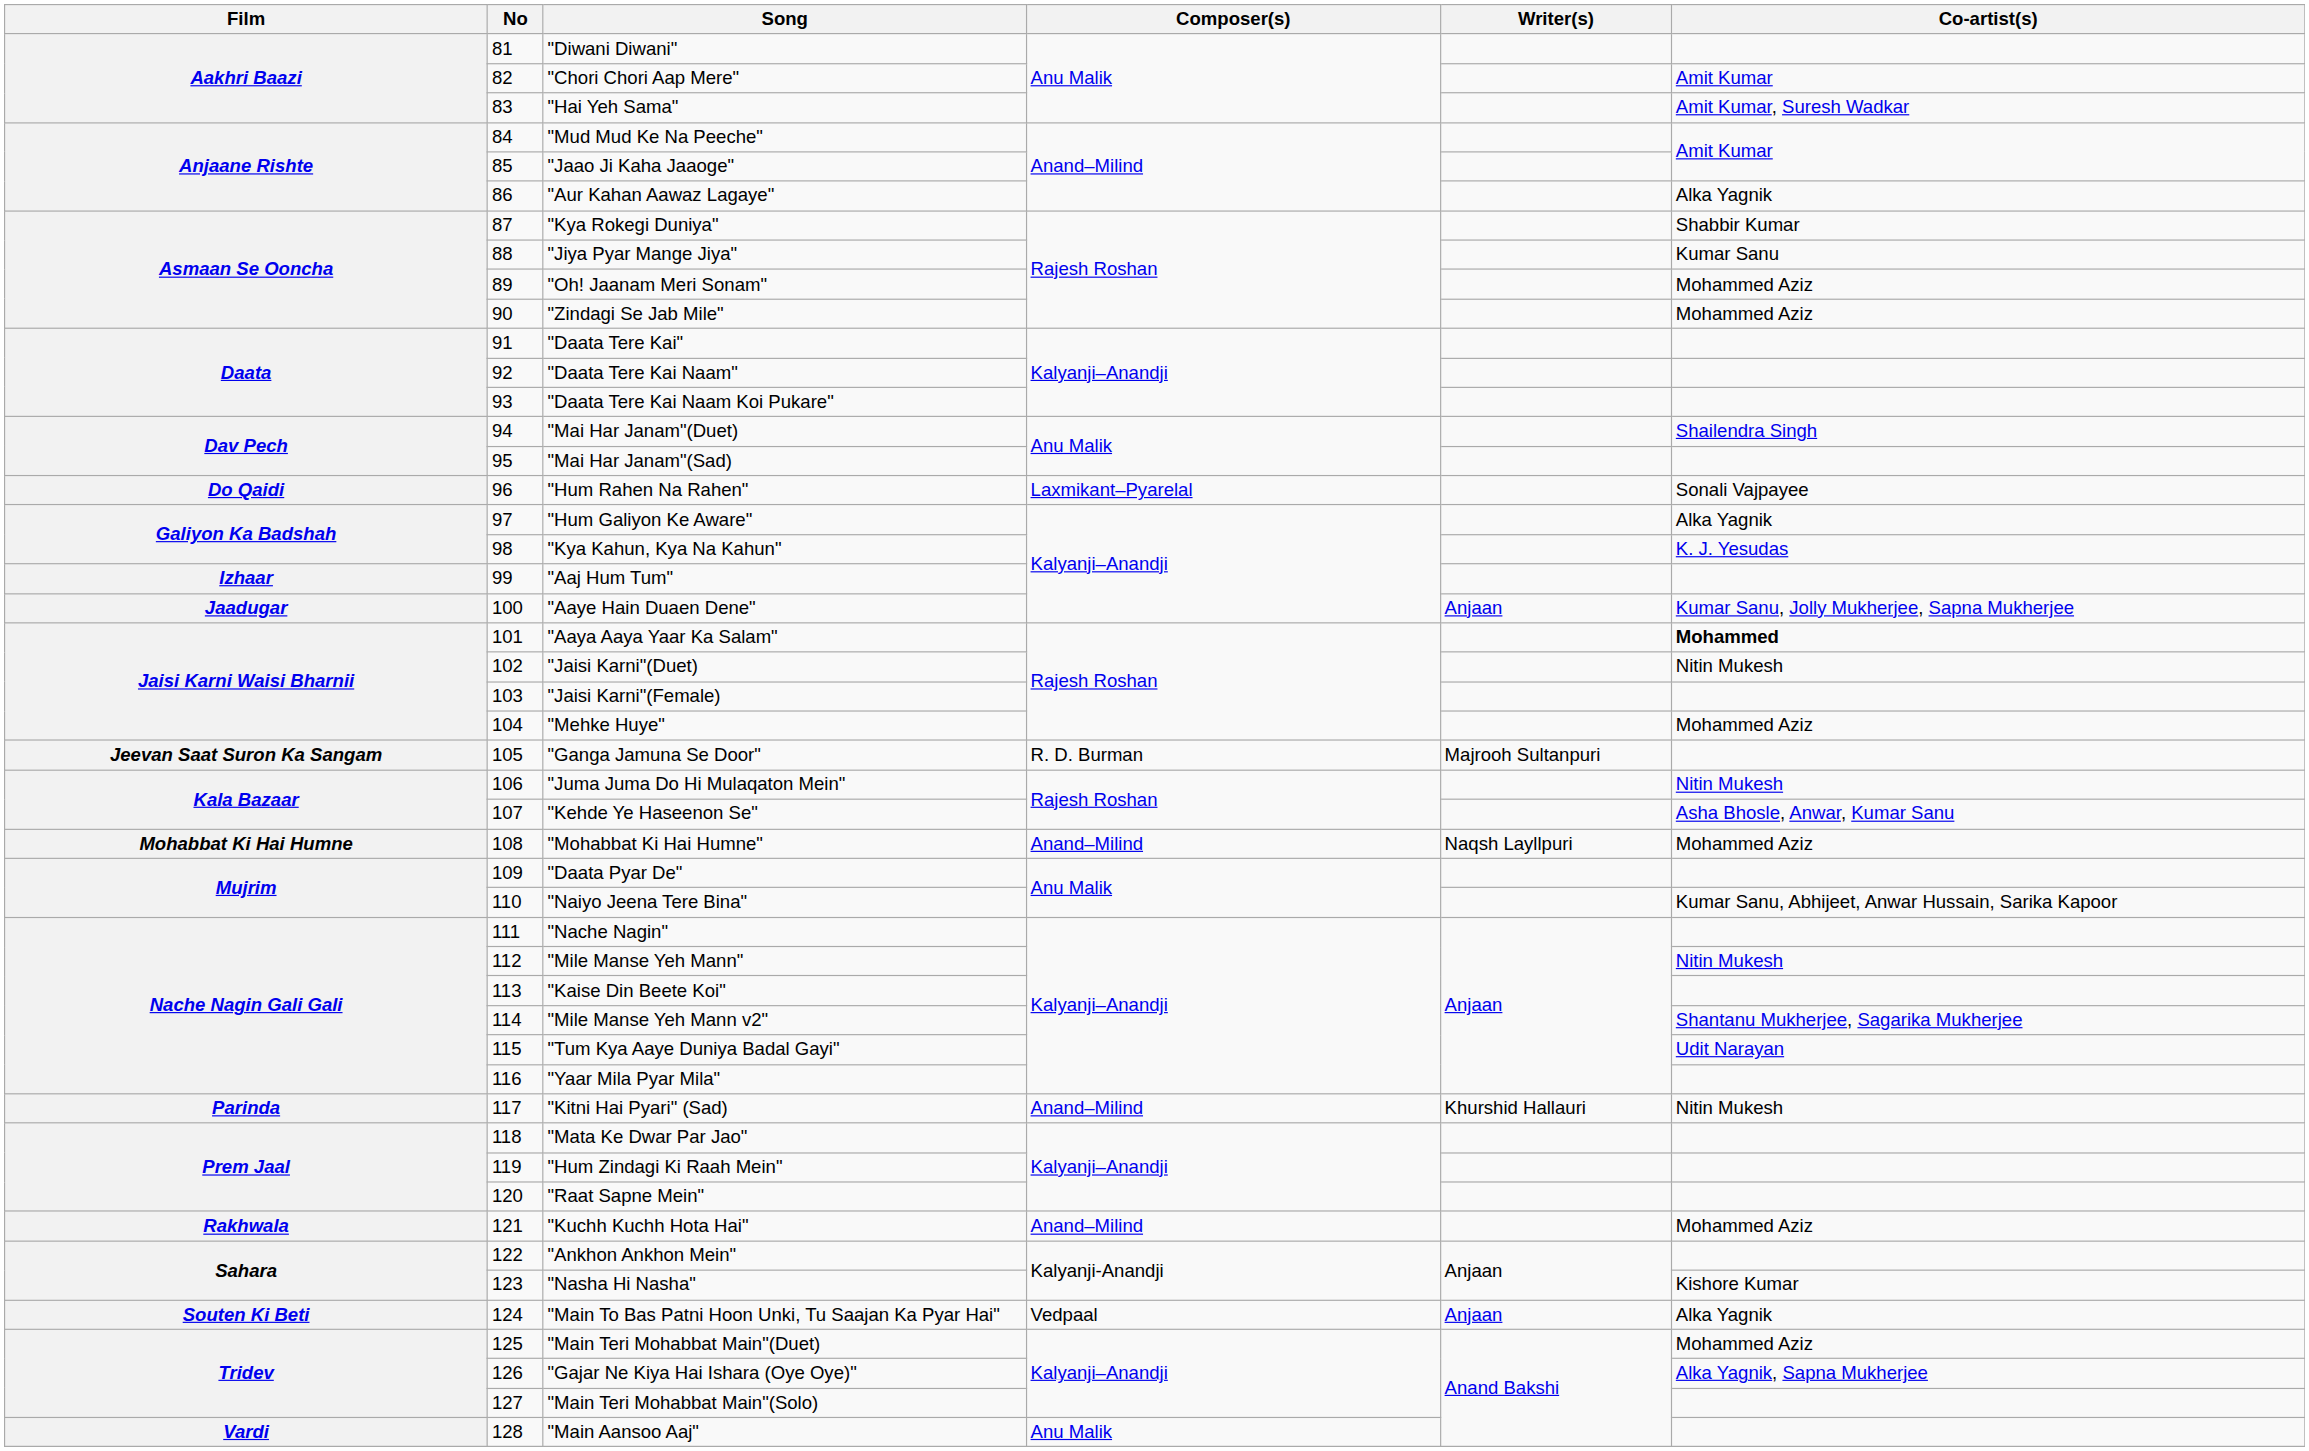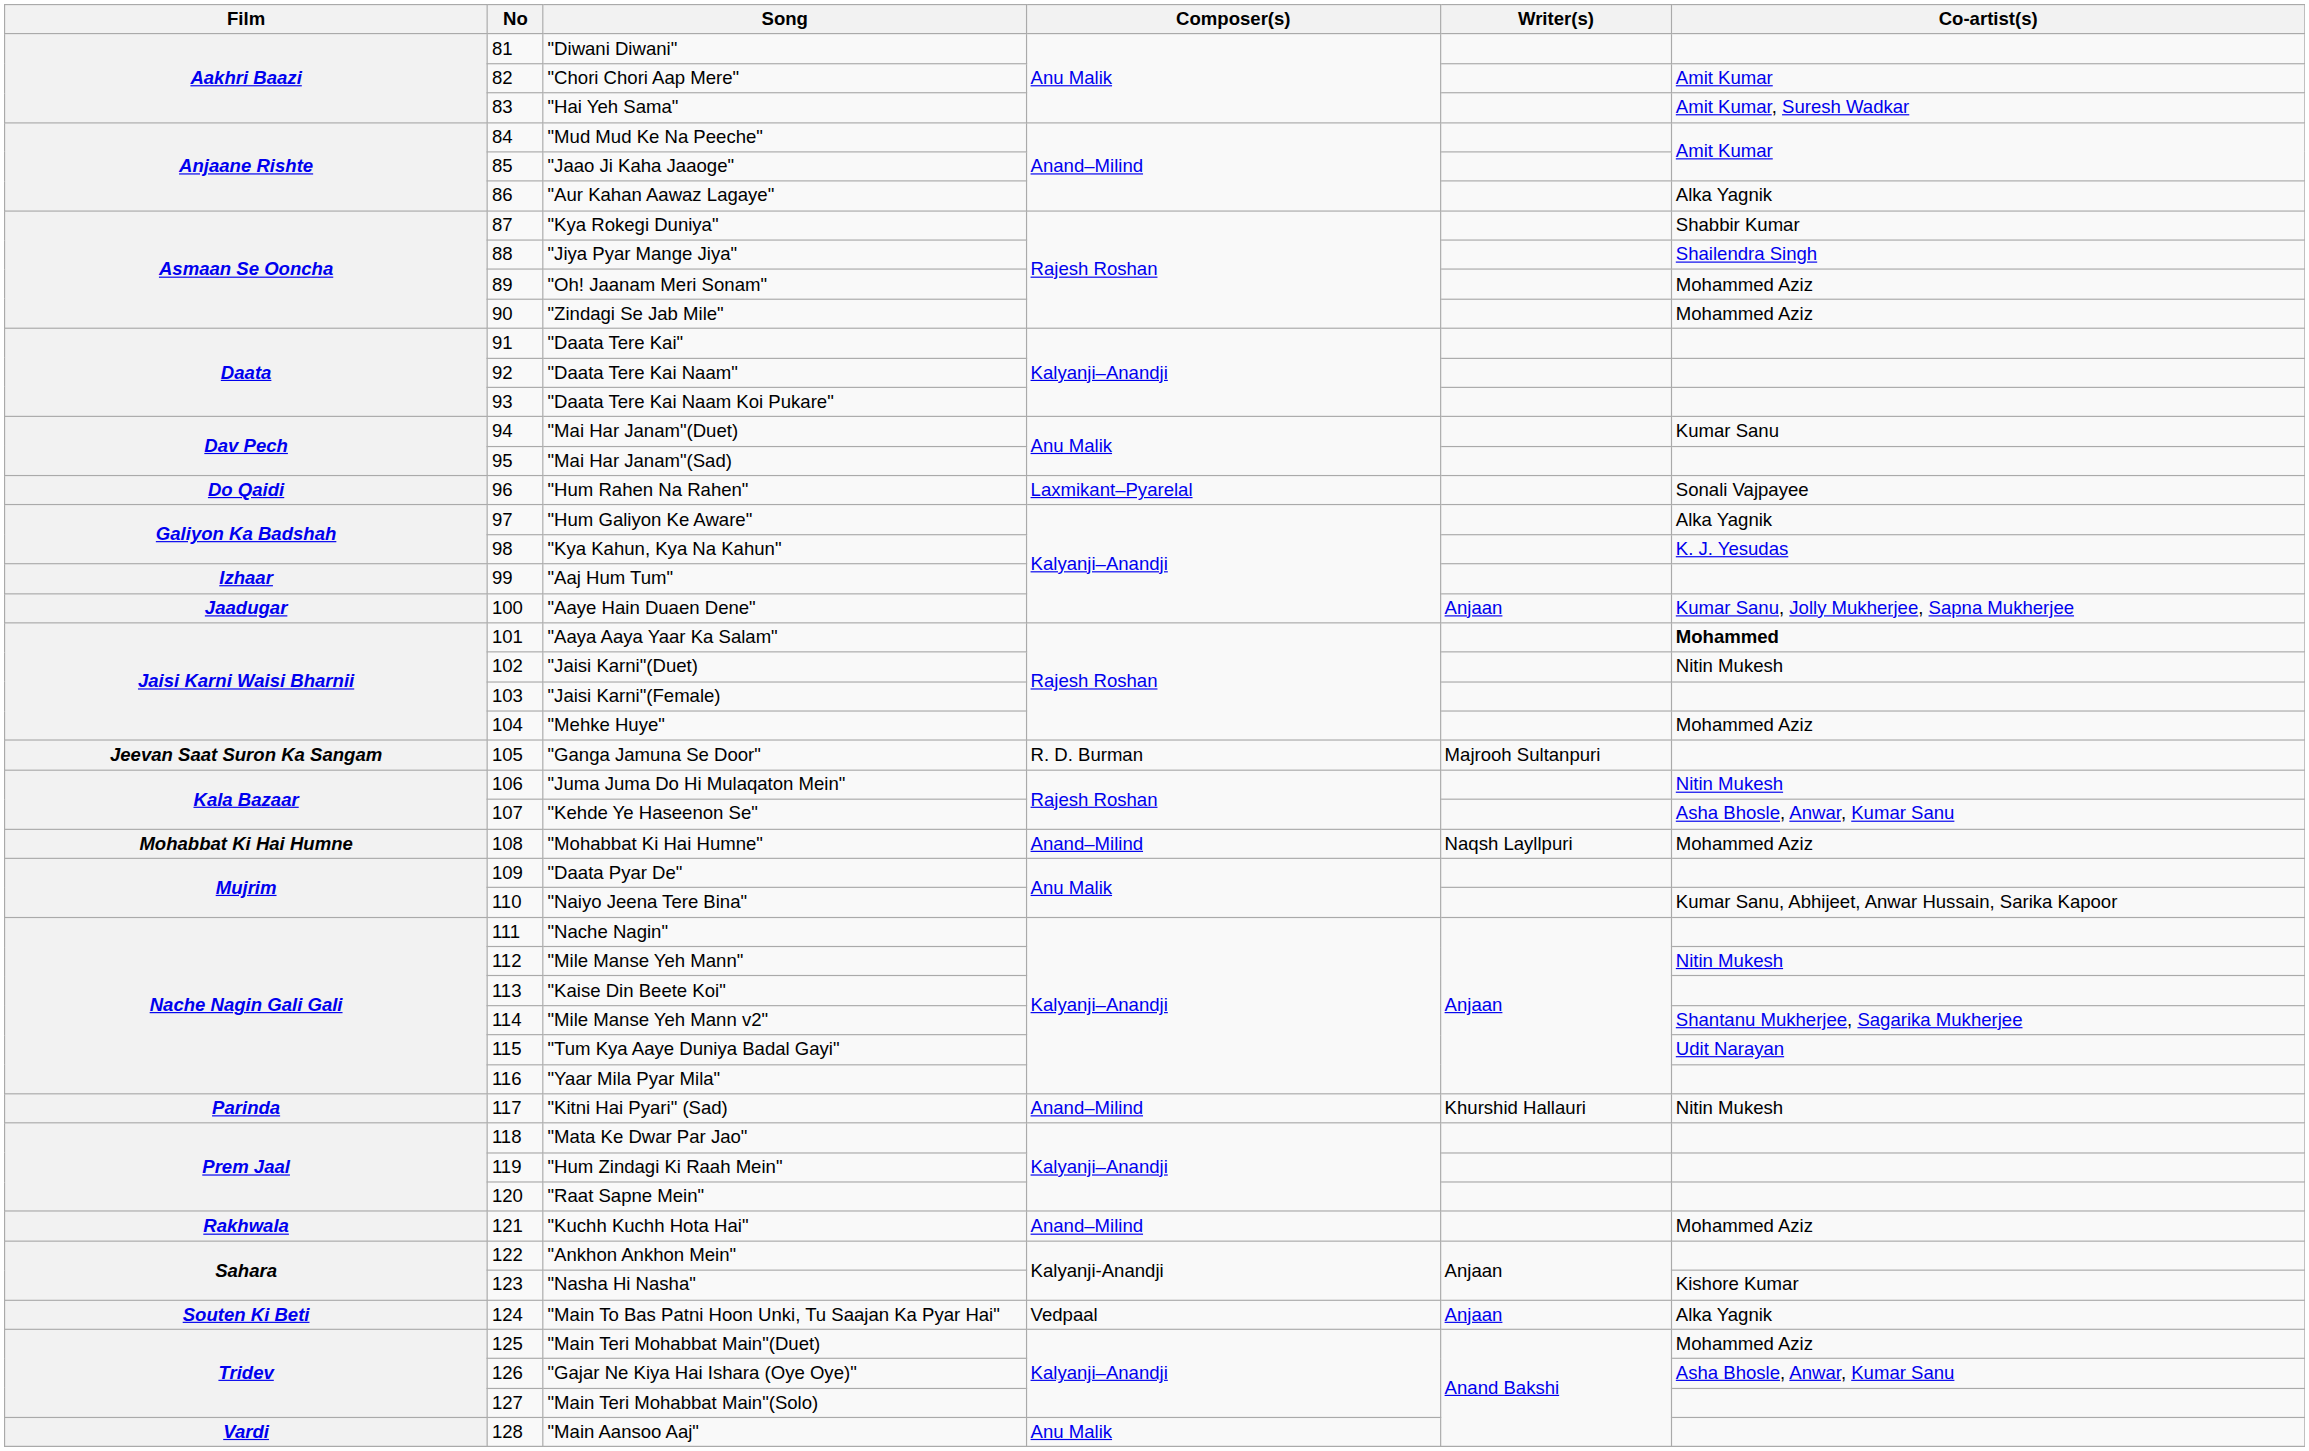(1727, 254) Kumar Sanu -> (1747, 254) Shailendra Singh
(1747, 431) Shailendra Singh -> (1727, 431) Kumar Sanu
(1802, 1373) Alka Yagnik, Sapna Mukherjee -> (1815, 1373) Asha Bhosle, Anwar, Kumar Sanu
